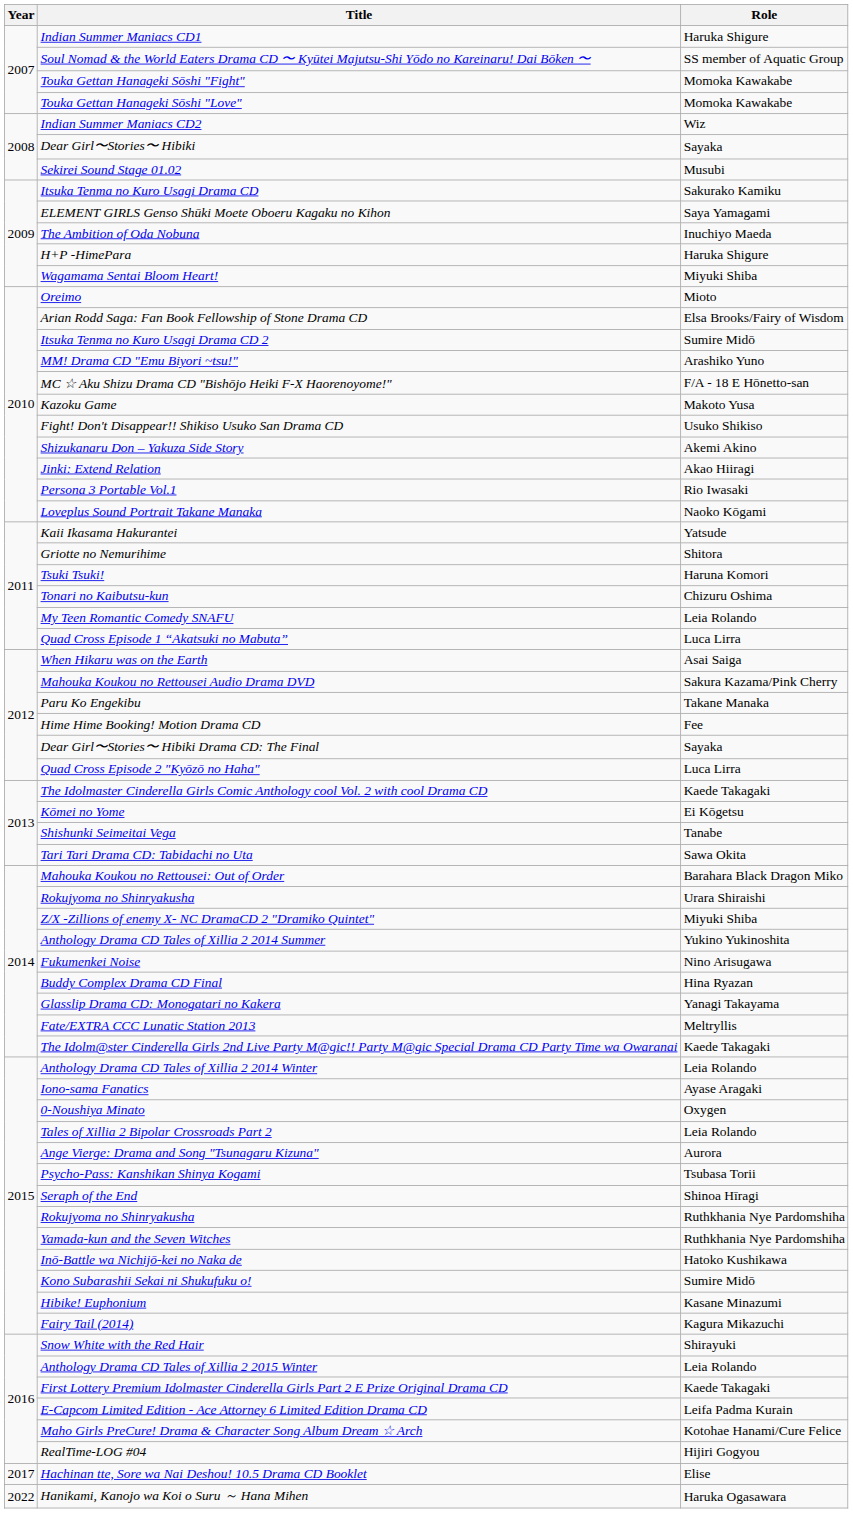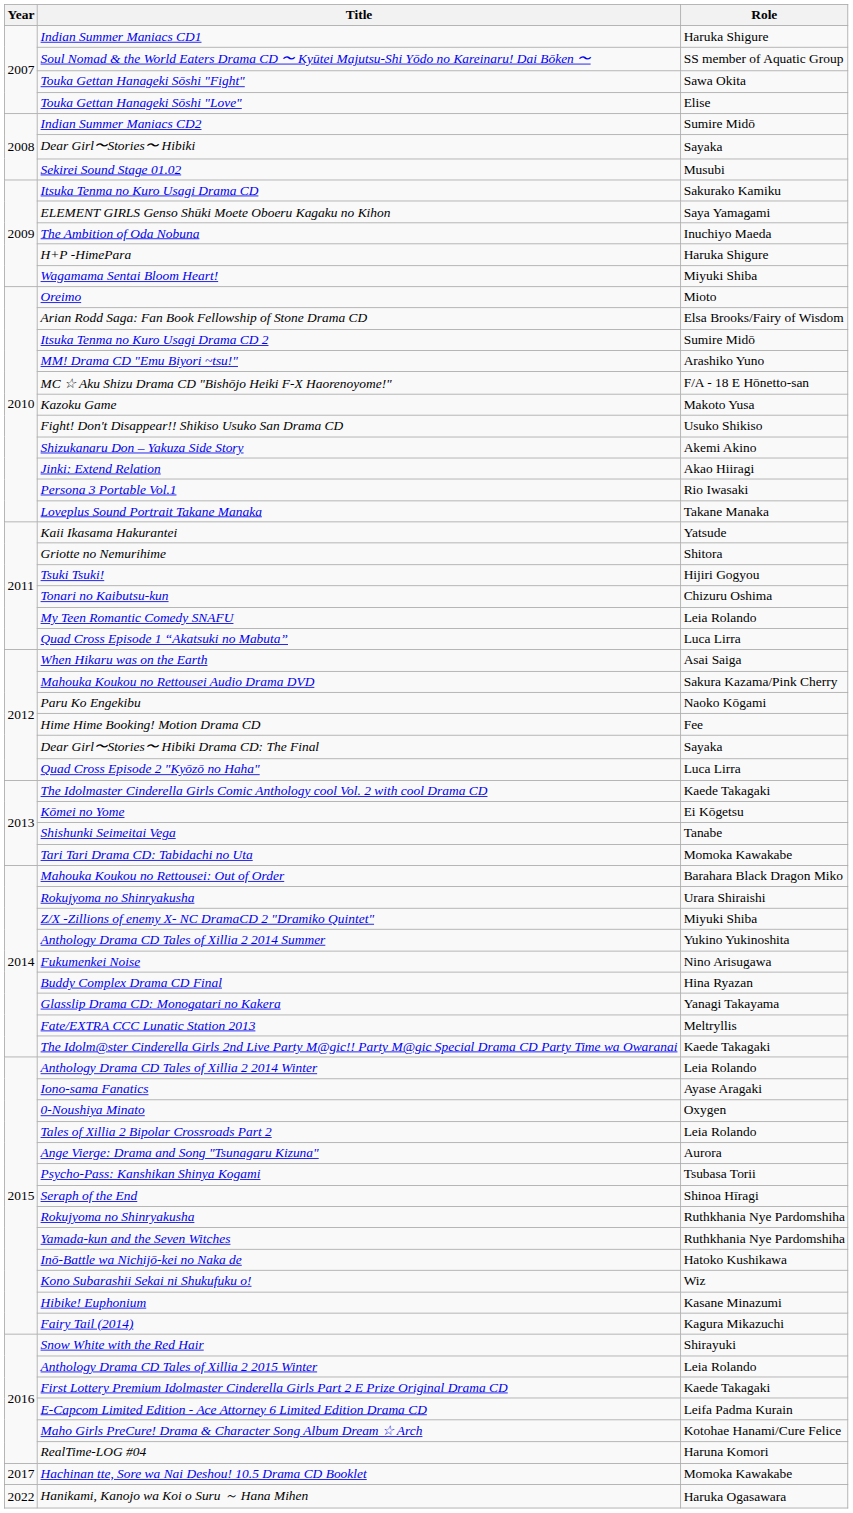(738, 81) Momoka Kawakabe -> (715, 81) Sawa Okita
(738, 102) Momoka Kawakabe -> (697, 102) Elise
(695, 124) Wiz -> (719, 124) Sumire Midō
(725, 511) Naoko Kōgami -> (726, 511) Takane Manaka
(726, 575) Haruna Komori -> (722, 575) Hijiri Gogyou
(726, 703) Takane Manaka -> (725, 703) Naoko Kōgami
(715, 854) Sawa Okita -> (738, 854) Momoka Kawakabe
(719, 1281) Sumire Midō -> (695, 1281) Wiz
(722, 1452) Hijiri Gogyou -> (726, 1452) Haruna Komori
(697, 1473) Elise -> (738, 1473) Momoka Kawakabe
